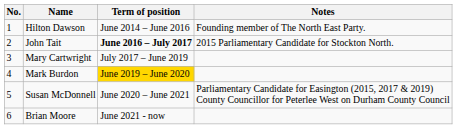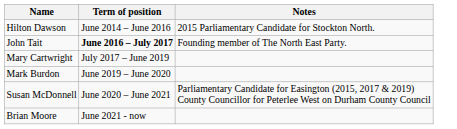- column: (14, 12)
(281, 27) Founding member of The North East Party. -> (276, 27) 2015 Parliamentary Candidate for Stockton North.
(295, 43) 2015 Parliamentary Candidate for Stockton North. -> (262, 43) Founding member of The North East Party.
(145, 74) gold background -> (126, 74) no background
